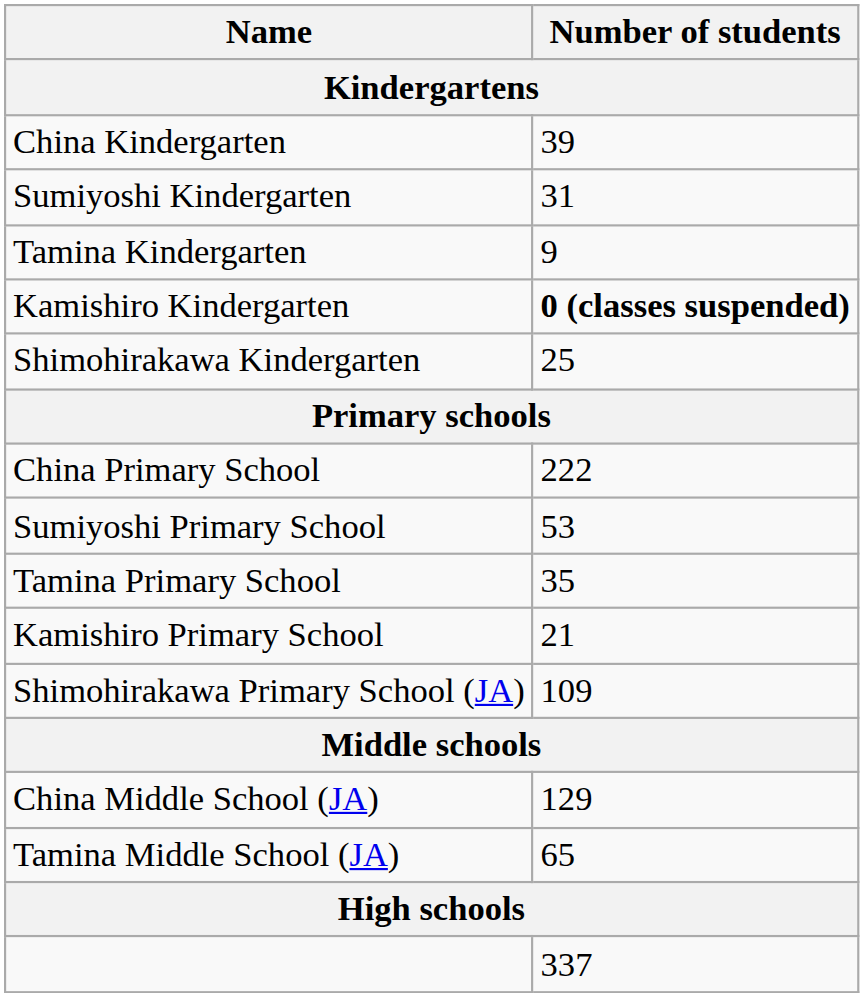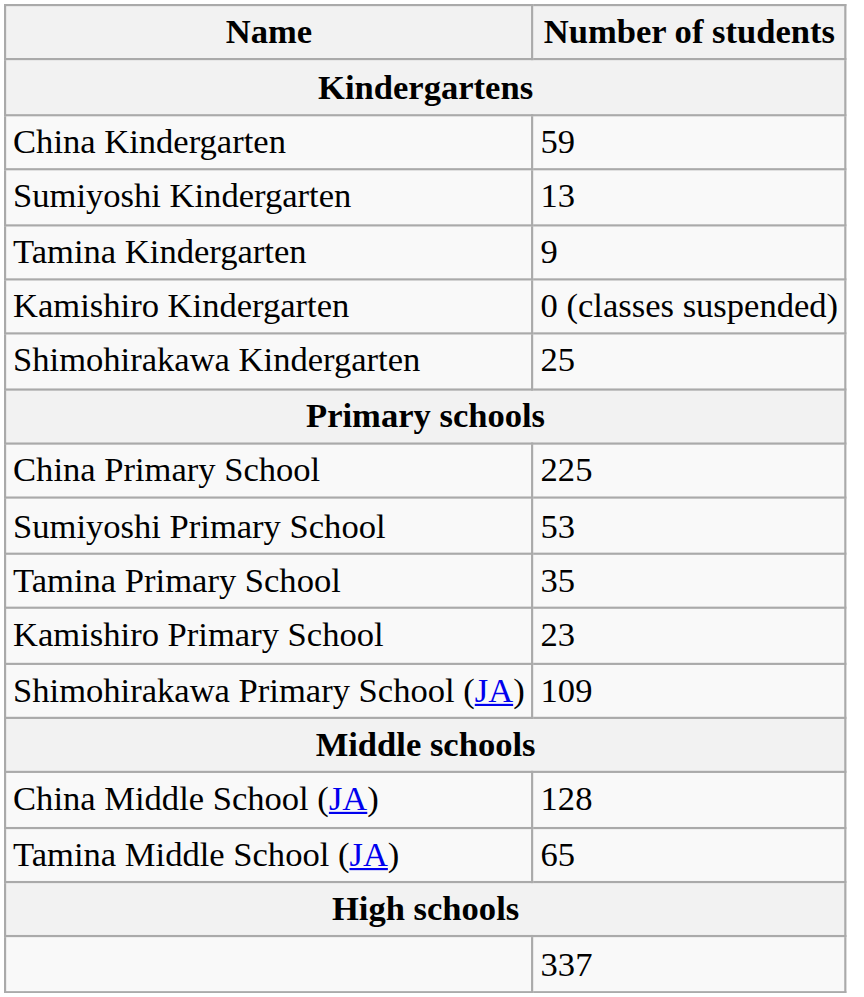(558, 141) 39 -> (558, 141) 59
(558, 196) 31 -> (558, 196) 13
(695, 305) bold -> (689, 305) normal
(567, 470) 222 -> (567, 470) 225
(558, 634) 21 -> (558, 634) 23
(567, 799) 129 -> (567, 799) 128
